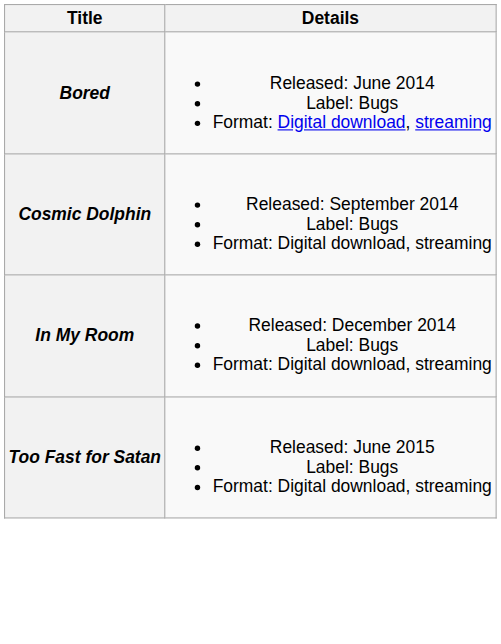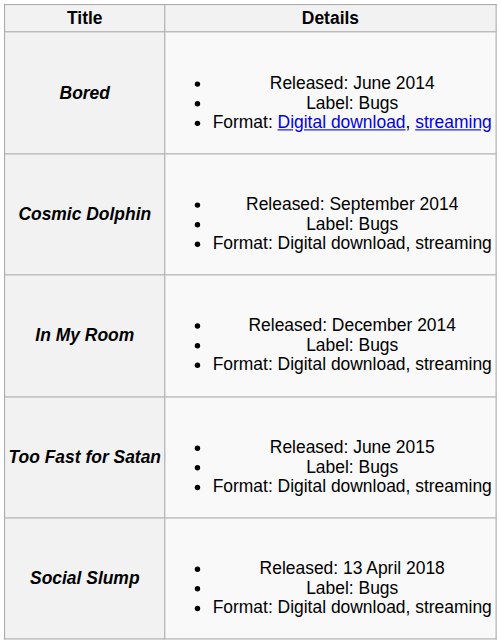+ row: (85, 578)
